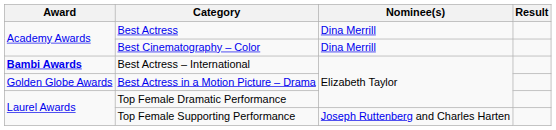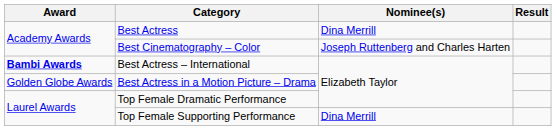(348, 47) Dina Merrill -> (416, 47) Joseph Ruttenberg and Charles Harten
(416, 116) Joseph Ruttenberg and Charles Harten -> (348, 116) Dina Merrill
